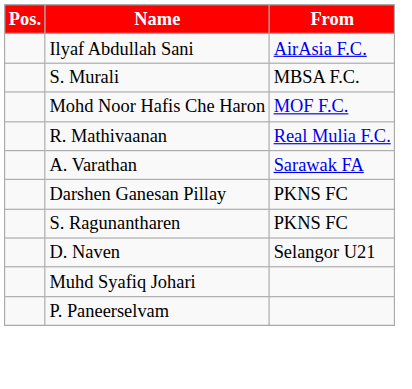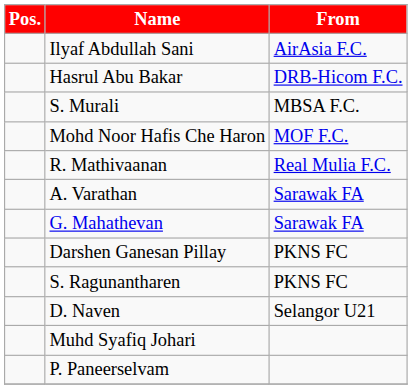+ row: (116, 77)
+ row: (106, 223)
